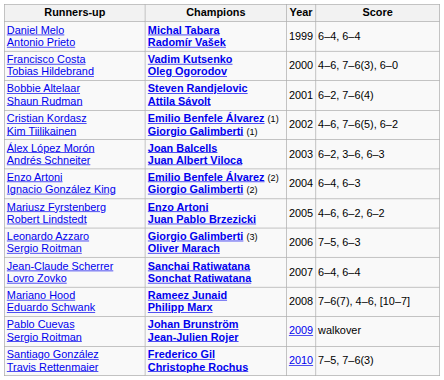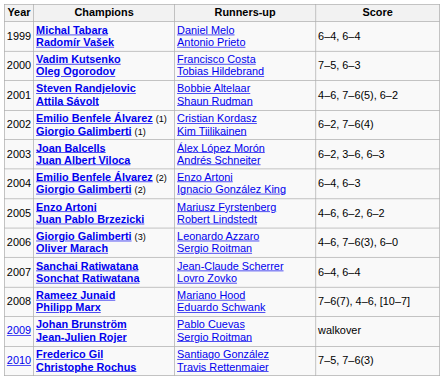columns swapped: (301, 13) <-> (75, 13)
(358, 65) 4–6, 7–6(3), 6–0 -> (339, 65) 7–5, 6–3
(346, 95) 6–2, 7–6(4) -> (358, 95) 4–6, 7–6(5), 6–2
(358, 124) 4–6, 7–6(5), 6–2 -> (346, 124) 6–2, 7–6(4)
(339, 242) 7–5, 6–3 -> (358, 242) 4–6, 7–6(3), 6–0
